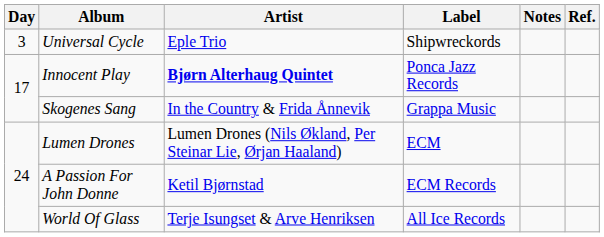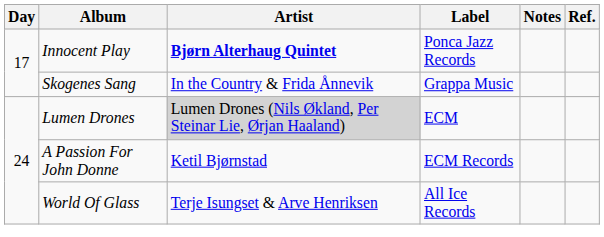- row: (93, 41)
(271, 142) no background -> (275, 117) lightgrey background
